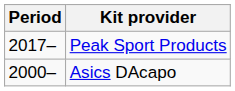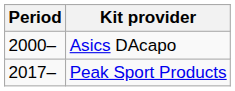rows swapped: (123, 72) <-> (148, 45)
